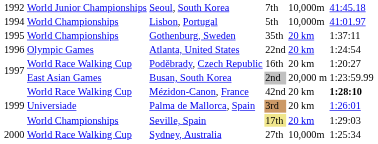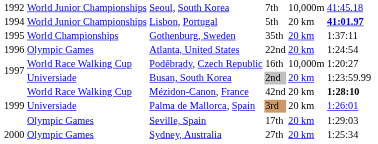(73, 21) World Championships -> (87, 21) World Junior Championships
(306, 21) 10,000m -> (301, 21) 20 km
(348, 21) normal -> (345, 21) bold
(301, 64) 20 km -> (306, 64) 10,000m
(64, 78) East Asian Games -> (52, 78) Universiade
(308, 78) 20,000 m -> (301, 78) 20 km
(73, 120) World Championships -> (60, 120) Olympic Games
(274, 120) khaki background -> (274, 120) no background
(79, 134) World Race Walking Cup -> (60, 134) Olympic Games
(306, 134) 10,000m -> (301, 134) 20 km
